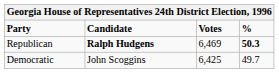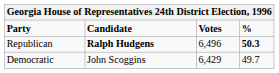(210, 44) 6,469 -> (210, 44) 6,496
(210, 60) 6,425 -> (210, 60) 6,429
